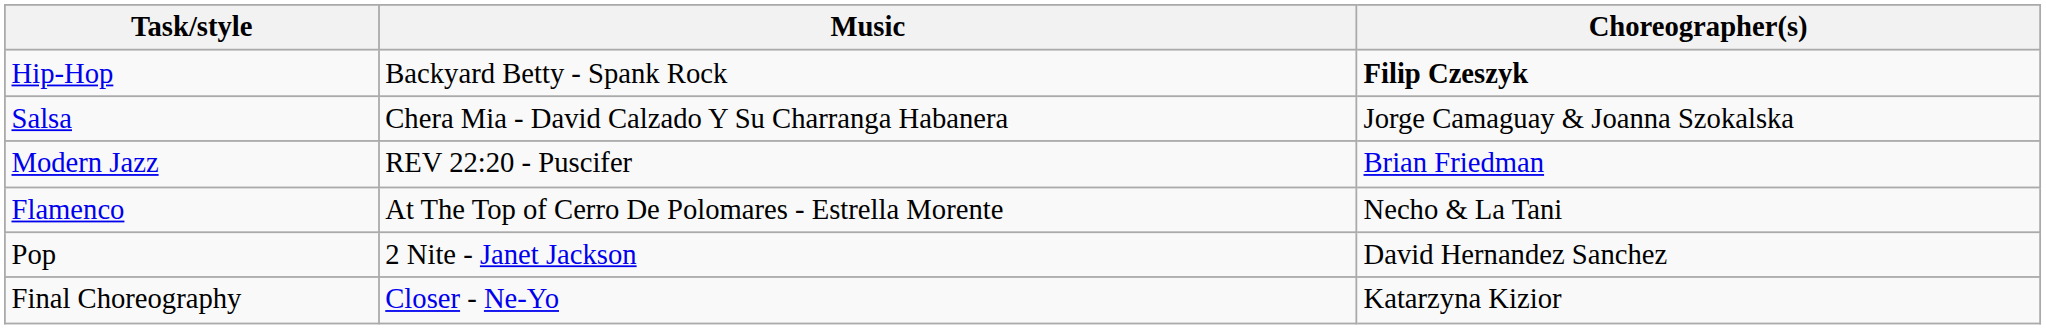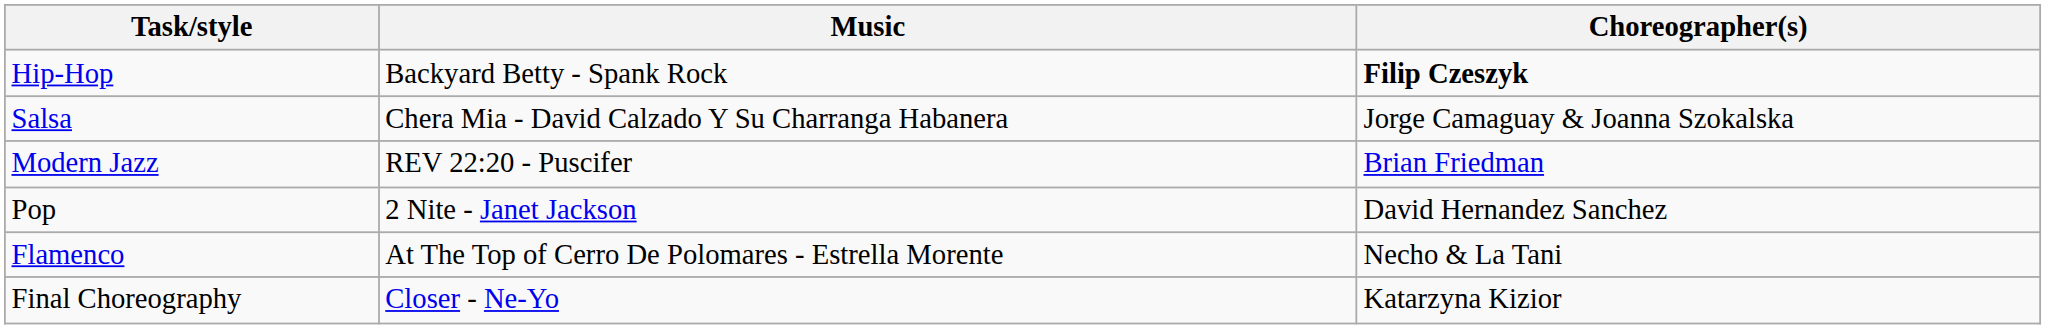rows swapped: (34, 254) <-> (68, 208)
